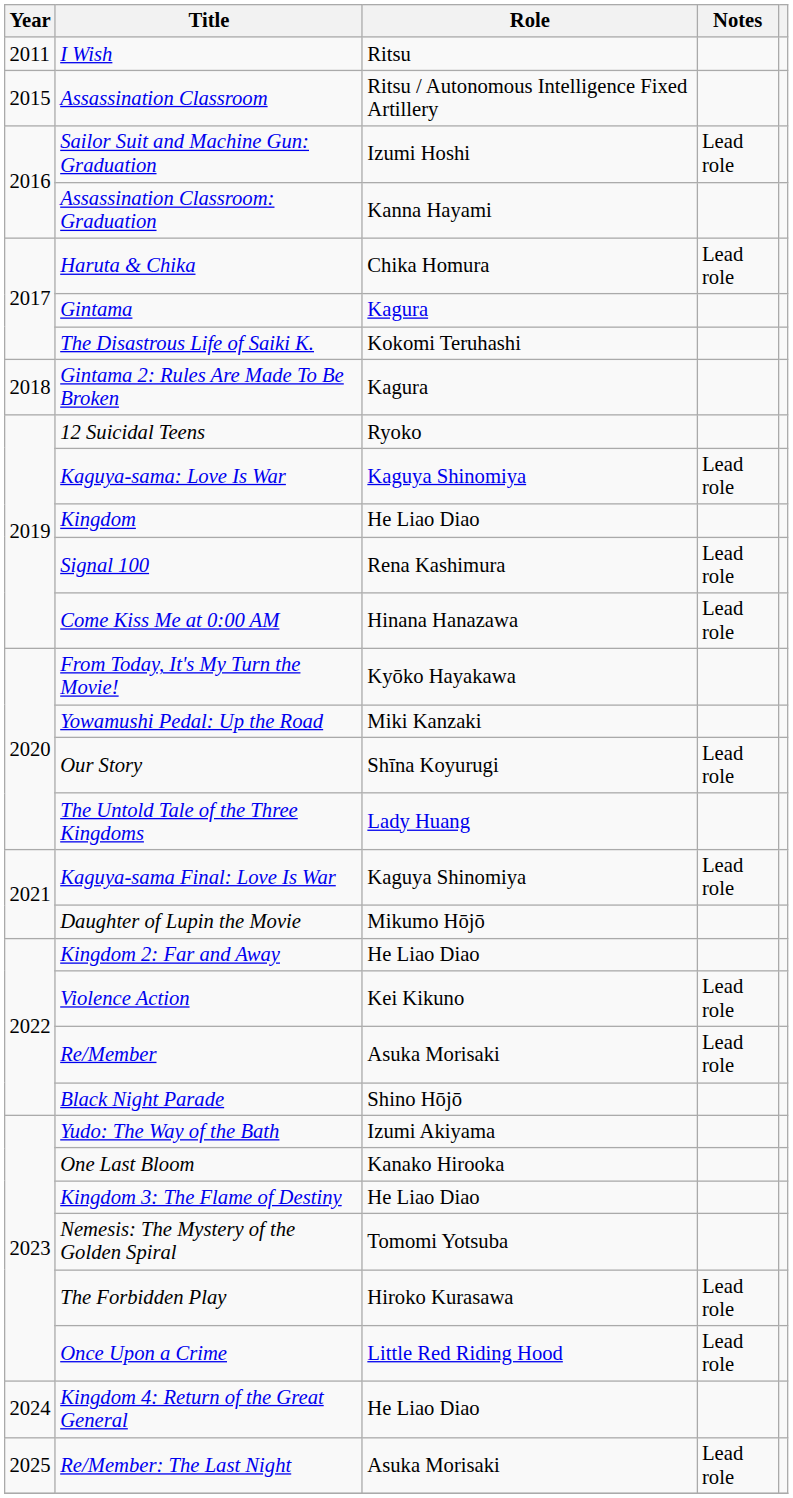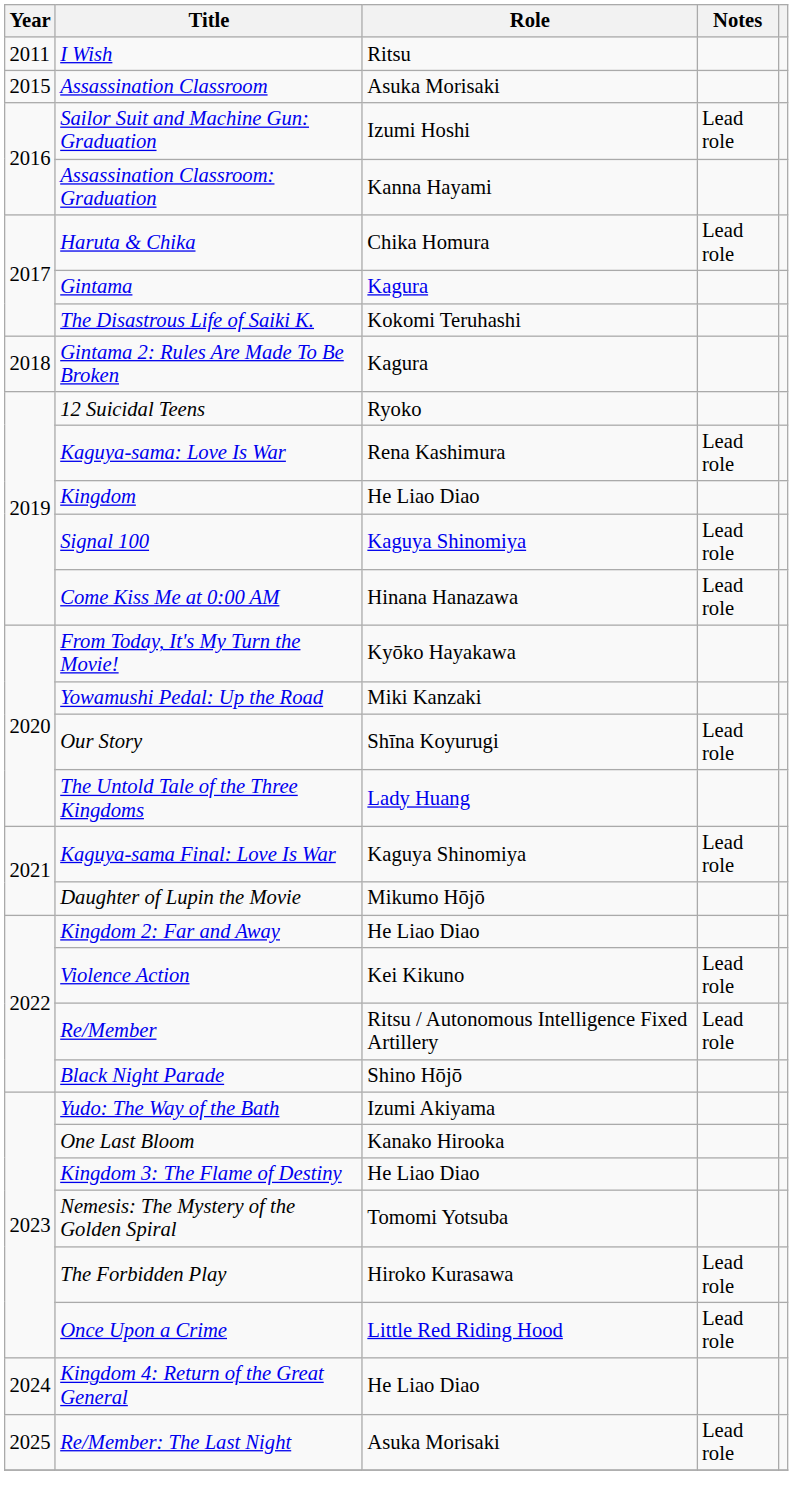(527, 97) Ritsu / Autonomous Intelligence Fixed Artillery -> (434, 86) Asuka Morisaki
(447, 475) Kaguya Shinomiya -> (436, 452) Rena Kashimura
(436, 564) Rena Kashimura -> (447, 541) Kaguya Shinomiya
(434, 1054) Asuka Morisaki -> (527, 1031) Ritsu / Autonomous Intelligence Fixed Artillery
